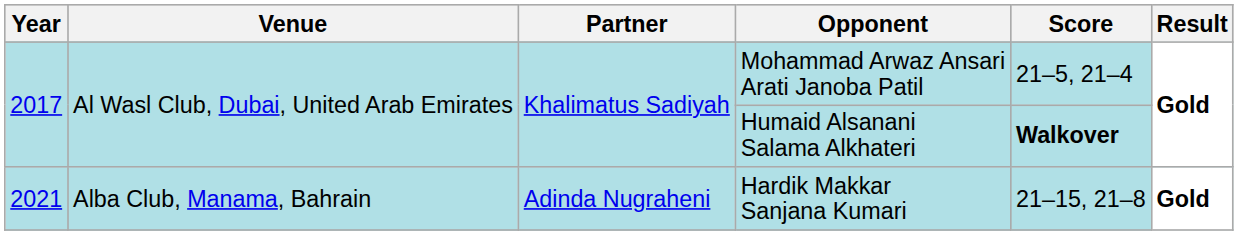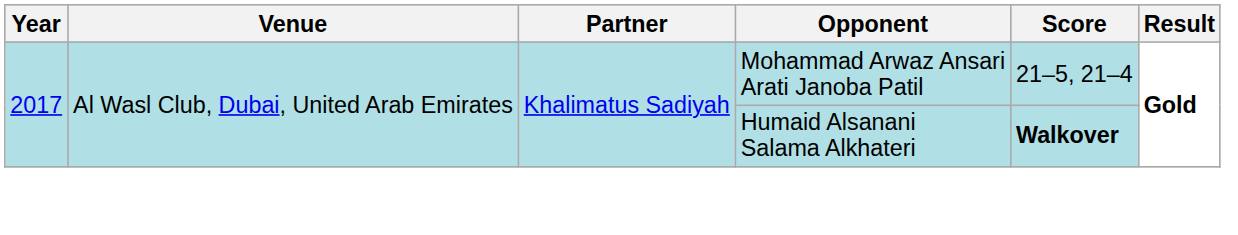- row: (824, 199)
